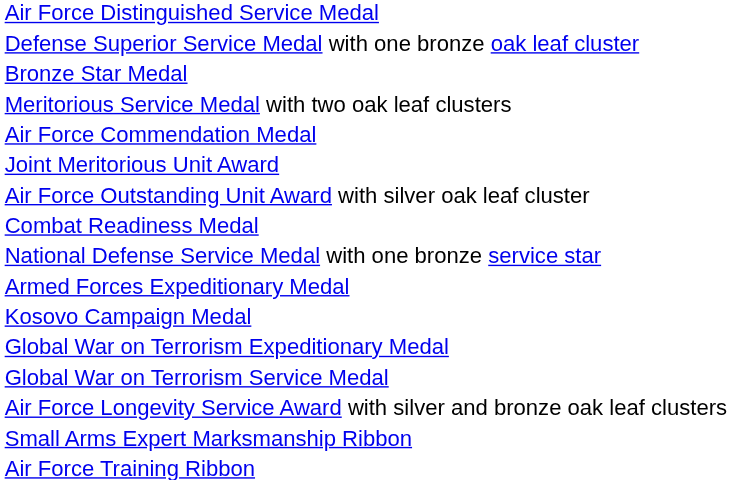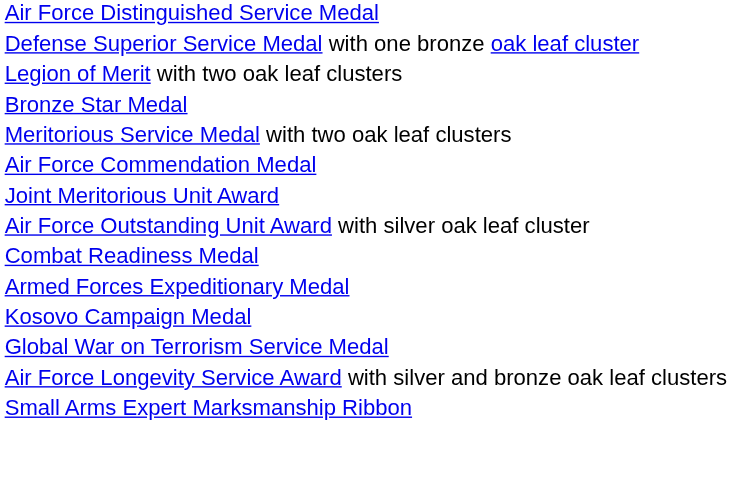+ row: (203, 74)
- row: (303, 256)
- row: (227, 347)
- row: (130, 468)
